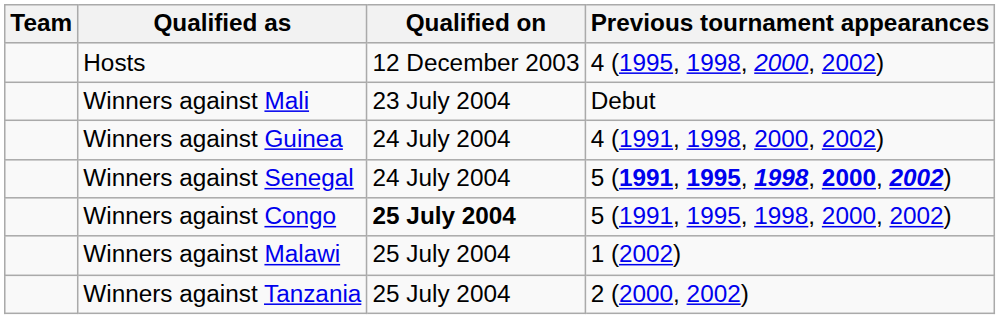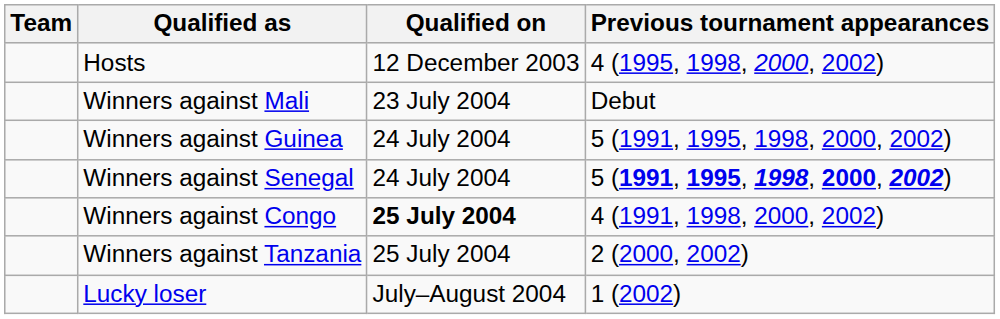(737, 139) 4 (1991, 1998, 2000, 2002) -> (771, 139) 5 (1991, 1995, 1998, 2000, 2002)
(771, 216) 5 (1991, 1995, 1998, 2000, 2002) -> (737, 216) 4 (1991, 1998, 2000, 2002)
- row: (212, 255)
+ row: (145, 293)
